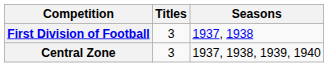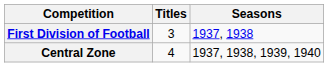(171, 53) 3 -> (171, 53) 4
